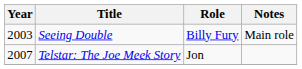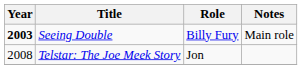(20, 34) normal -> (20, 34) bold
(20, 54) 2007 -> (20, 54) 2008
